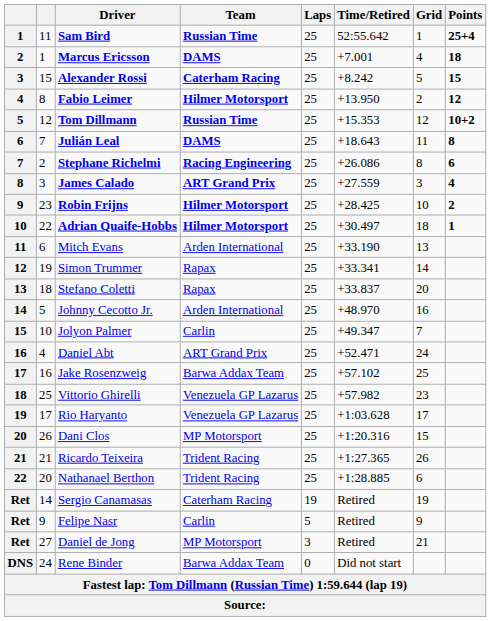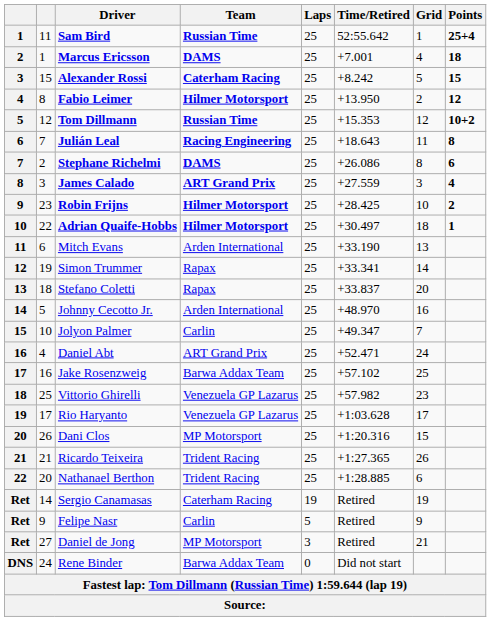(202, 141) DAMS -> (237, 141) Racing Engineering
(237, 162) Racing Engineering -> (202, 162) DAMS
